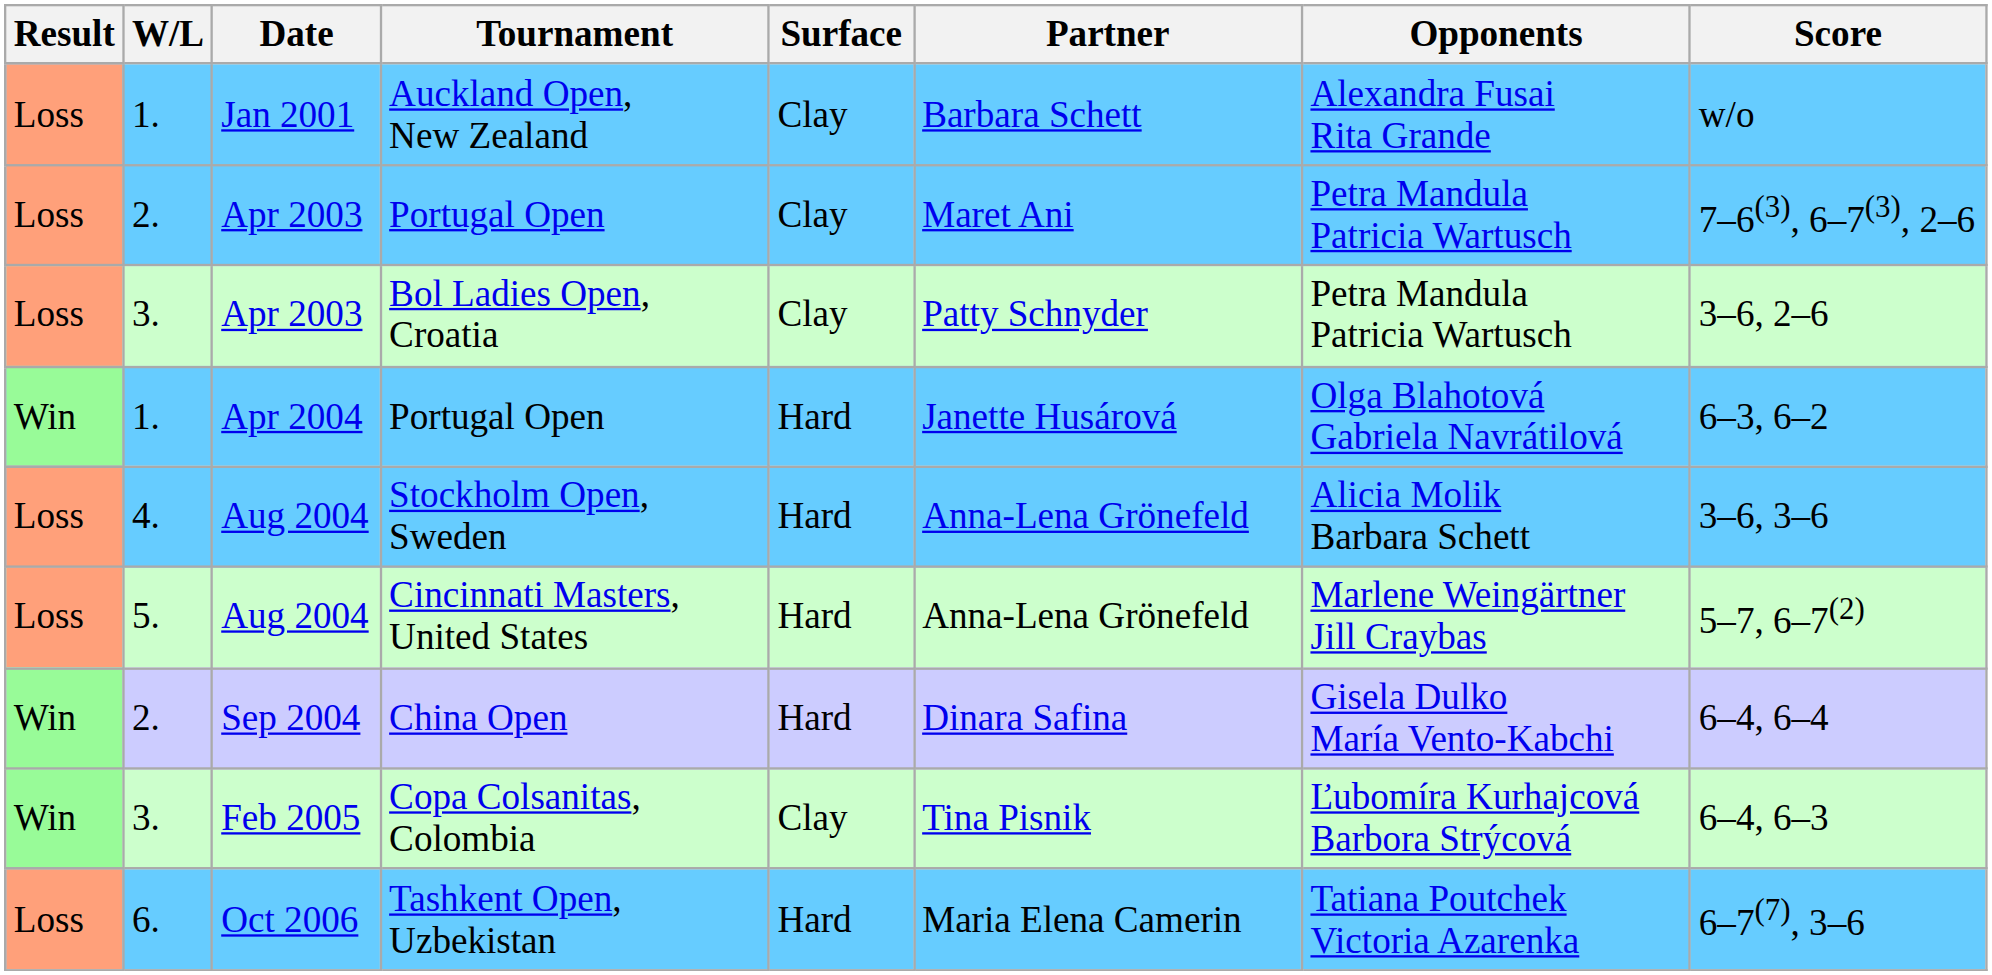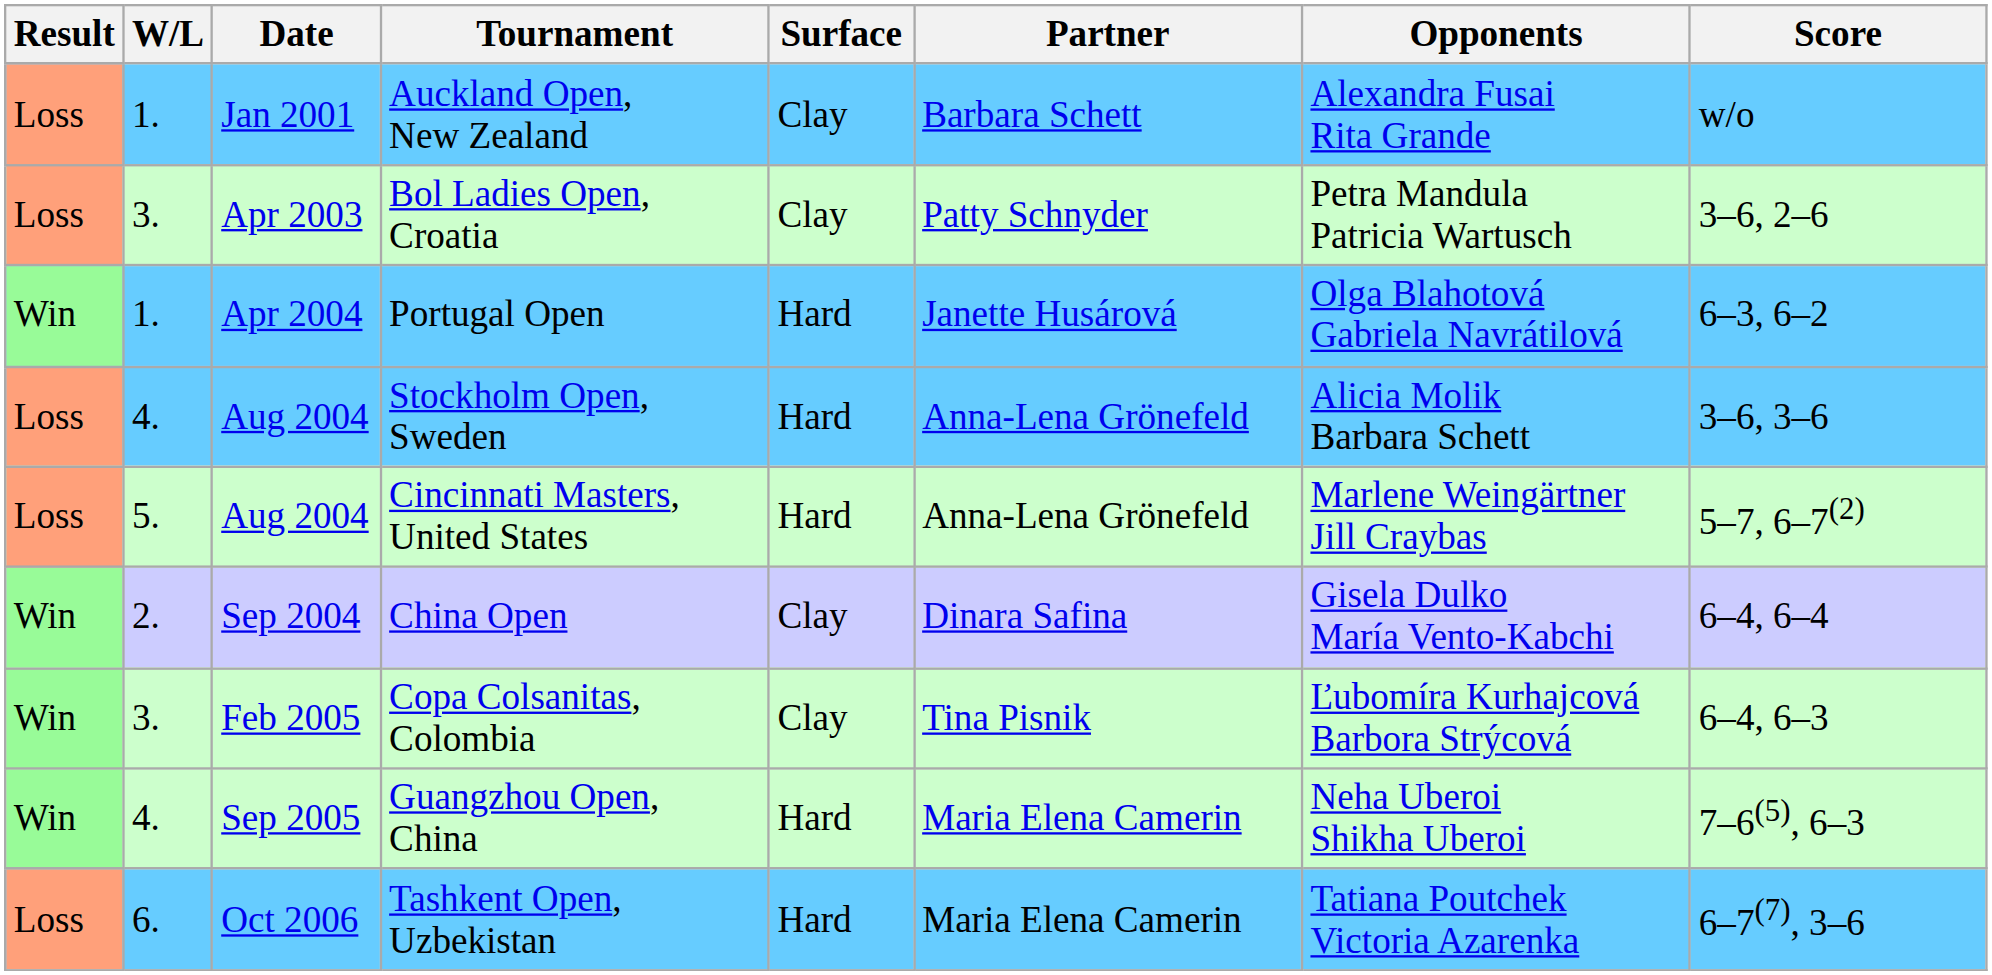- row: (292, 214)
(815, 717) Hard -> (812, 616) Clay
+ row: (291, 818)
